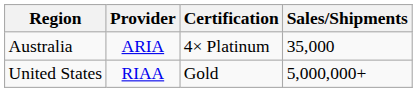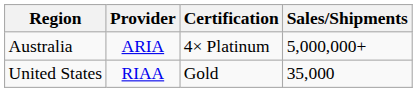(311, 45) 35,000 -> (326, 45) 5,000,000+
(326, 73) 5,000,000+ -> (311, 73) 35,000
